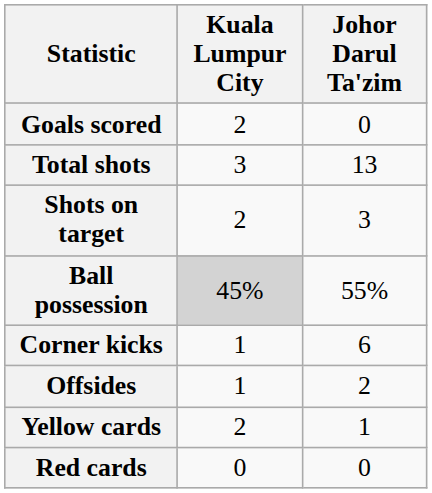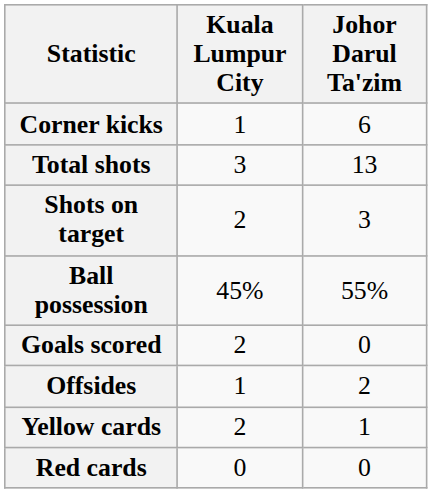rows swapped: (91, 123) <-> (91, 345)
(240, 289) lightgrey background -> (240, 289) no background
